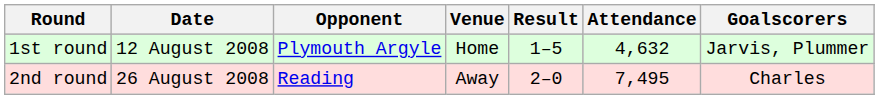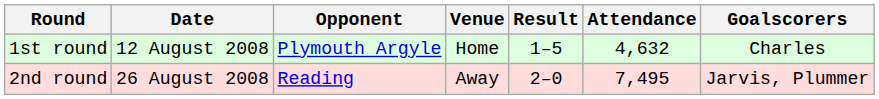(787, 49) Jarvis, Plummer -> (787, 49) Charles
(787, 79) Charles -> (787, 79) Jarvis, Plummer
